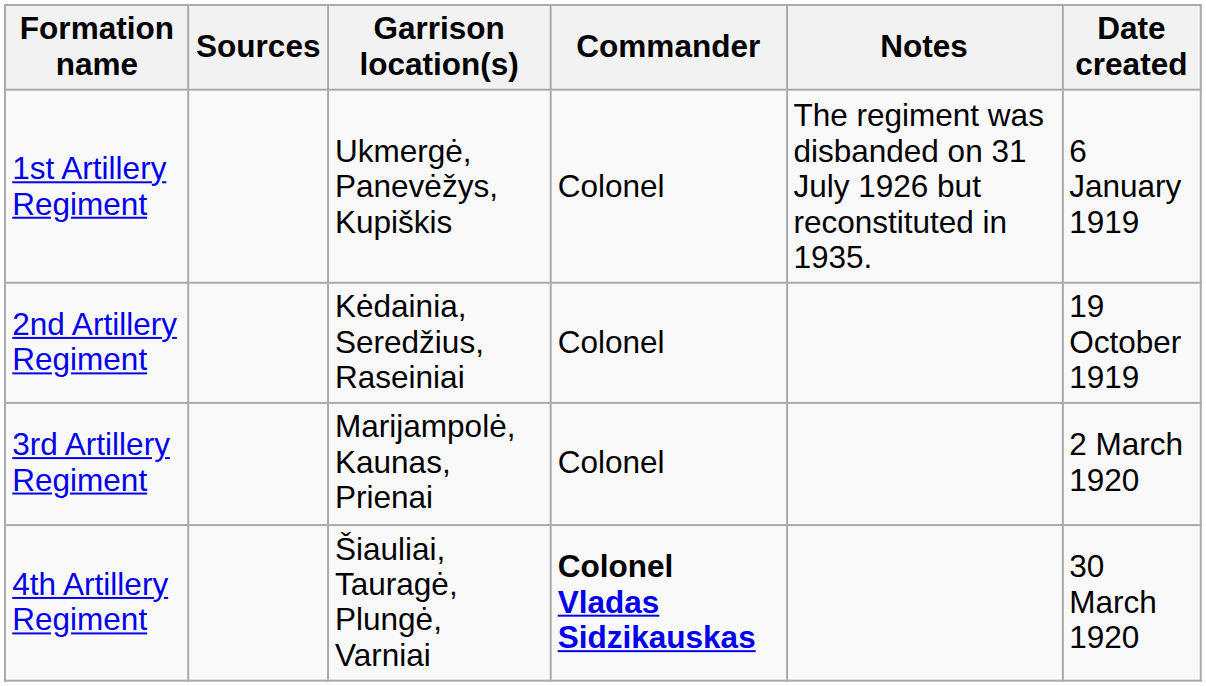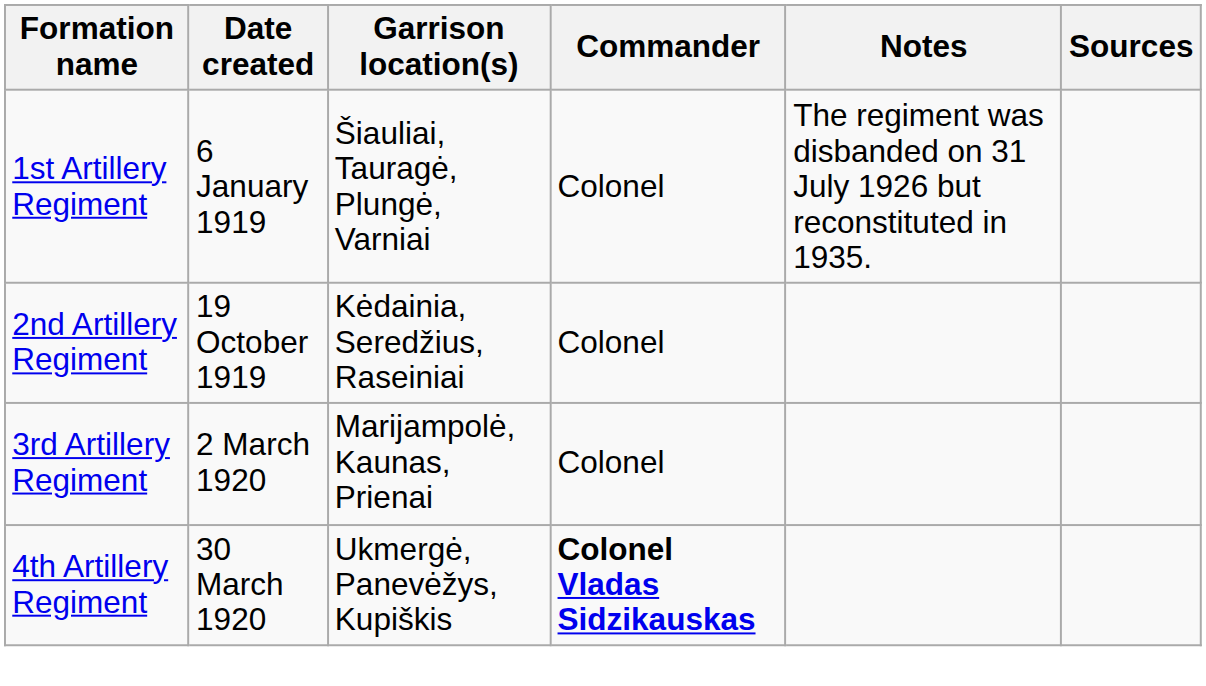columns swapped: (1131, 47) <-> (258, 47)
(416, 185) Ukmergė, Panevėžys, Kupiškis -> (396, 185) Šiauliai, Tauragė, Plungė, Varniai
(396, 601) Šiauliai, Tauragė, Plungė, Varniai -> (416, 584) Ukmergė, Panevėžys, Kupiškis
